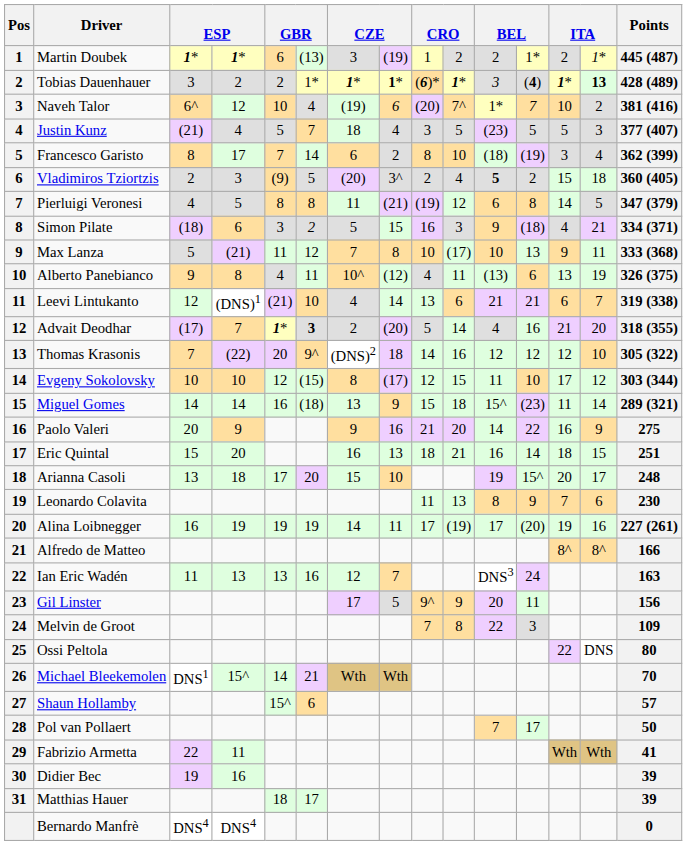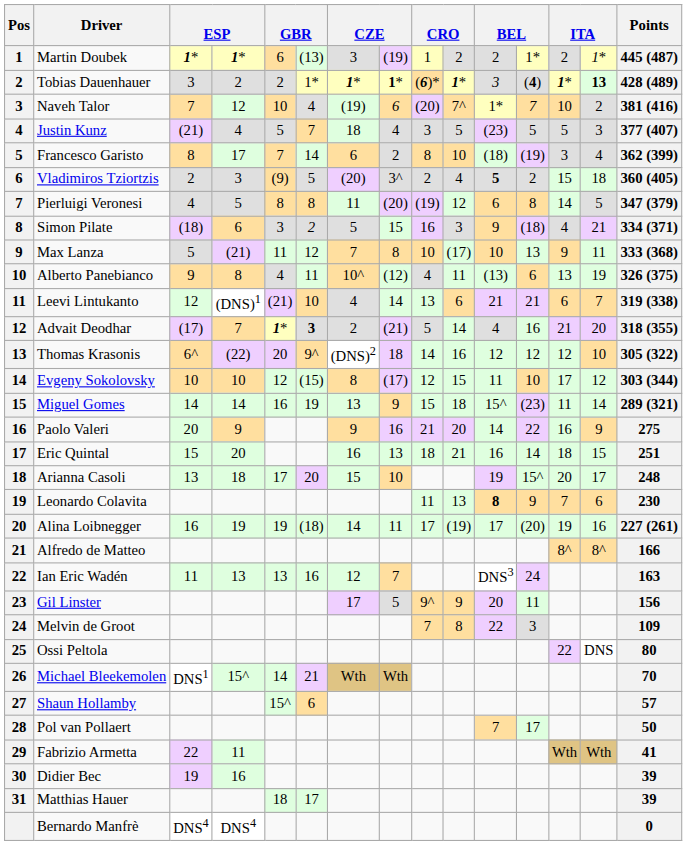(191, 106) 6^ -> (191, 106) 7
(396, 203) (21) -> (396, 203) (20)
(396, 328) (20) -> (396, 328) (21)
(191, 354) 7 -> (191, 354) 6^
(312, 404) (18) -> (312, 404) 19
(496, 501) normal -> (496, 501) bold
(312, 525) 19 -> (312, 525) (18)
